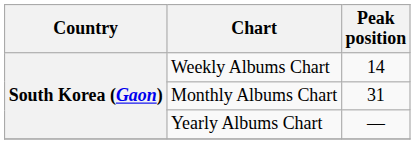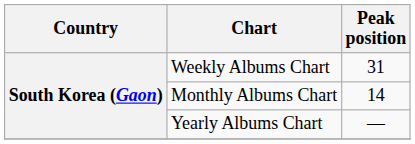(376, 67) 14 -> (376, 67) 31
(376, 95) 31 -> (376, 95) 14
